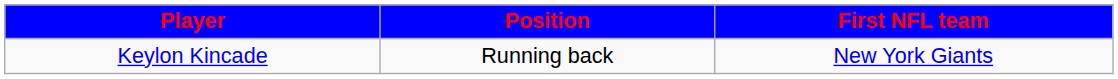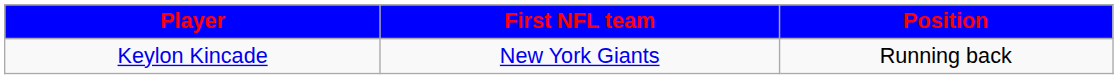columns swapped: (547, 21) <-> (913, 21)
